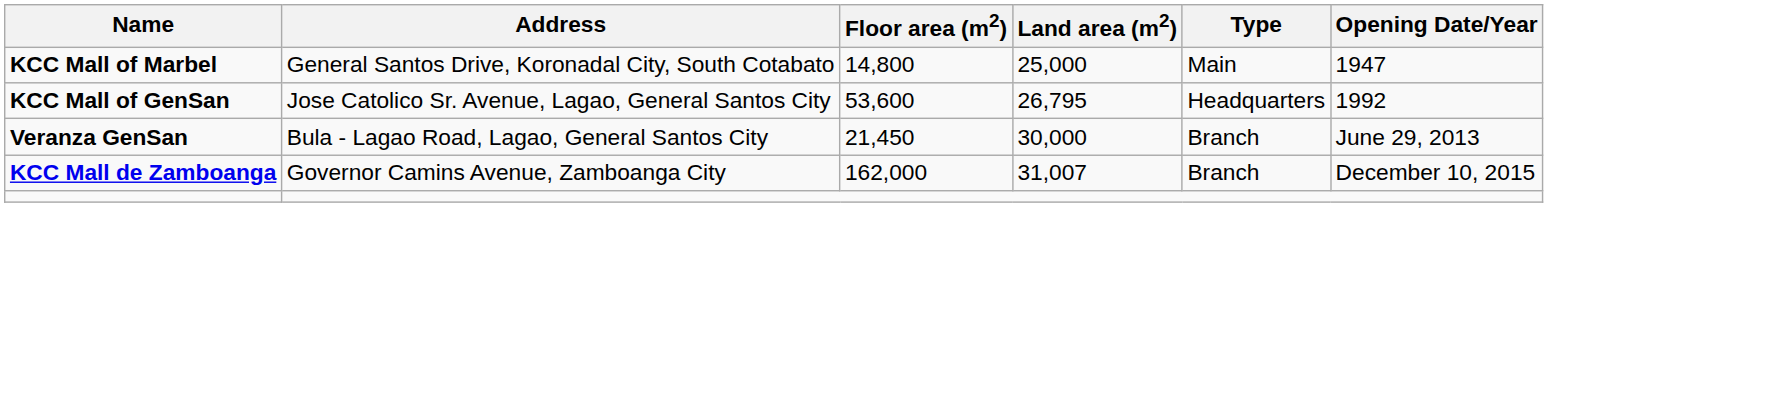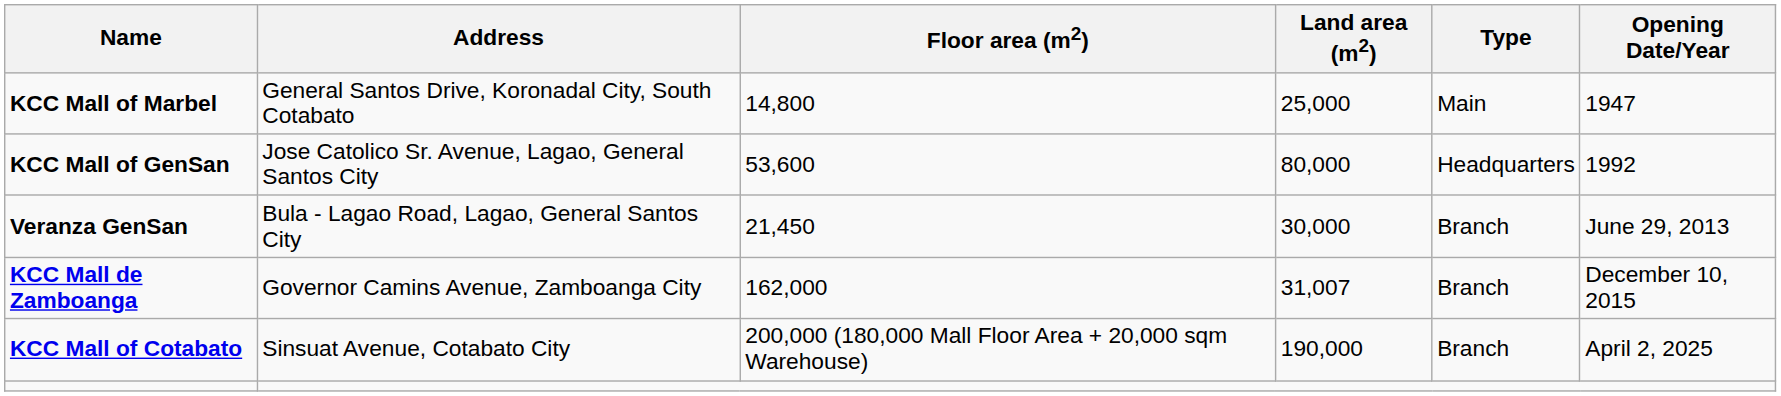(1052, 100) 26,795 -> (1316, 164) 80,000
+ row: (126, 349)
